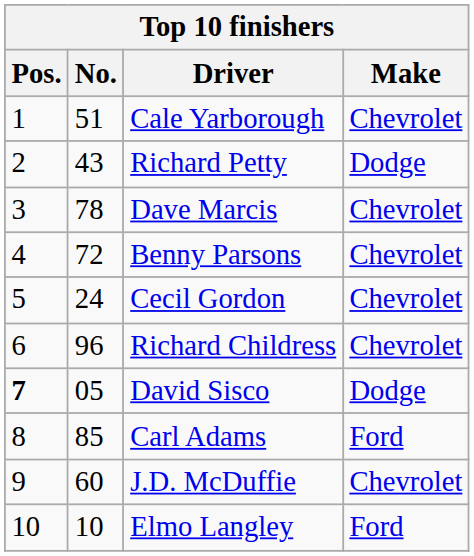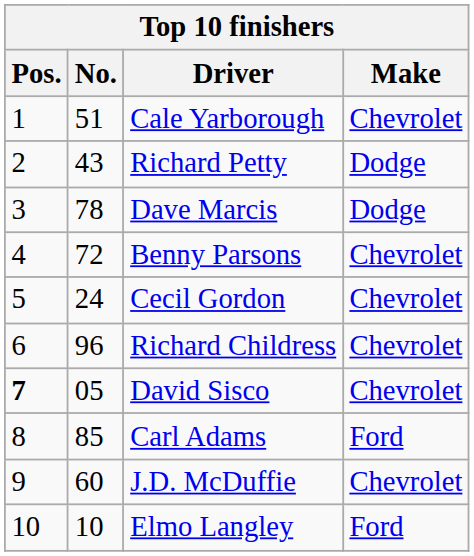(406, 208) Chevrolet -> (388, 208) Dodge
(388, 390) Dodge -> (406, 390) Chevrolet
